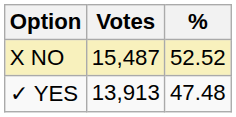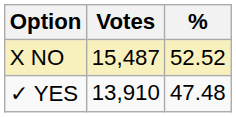(126, 93) 13,913 -> (126, 93) 13,910
